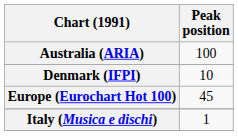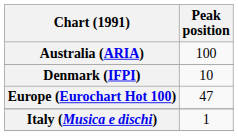(206, 97) 45 -> (206, 97) 47
